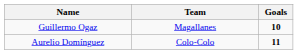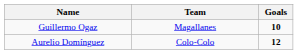(276, 42) 11 -> (276, 42) 12
